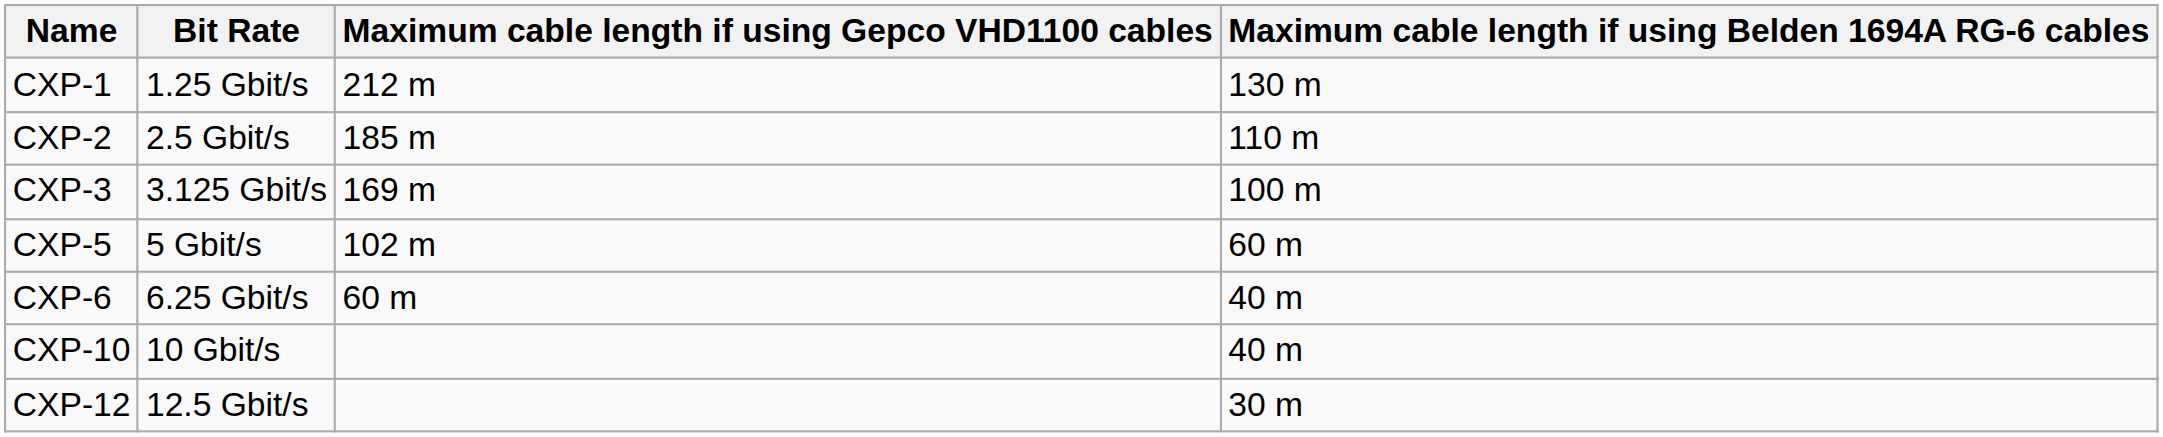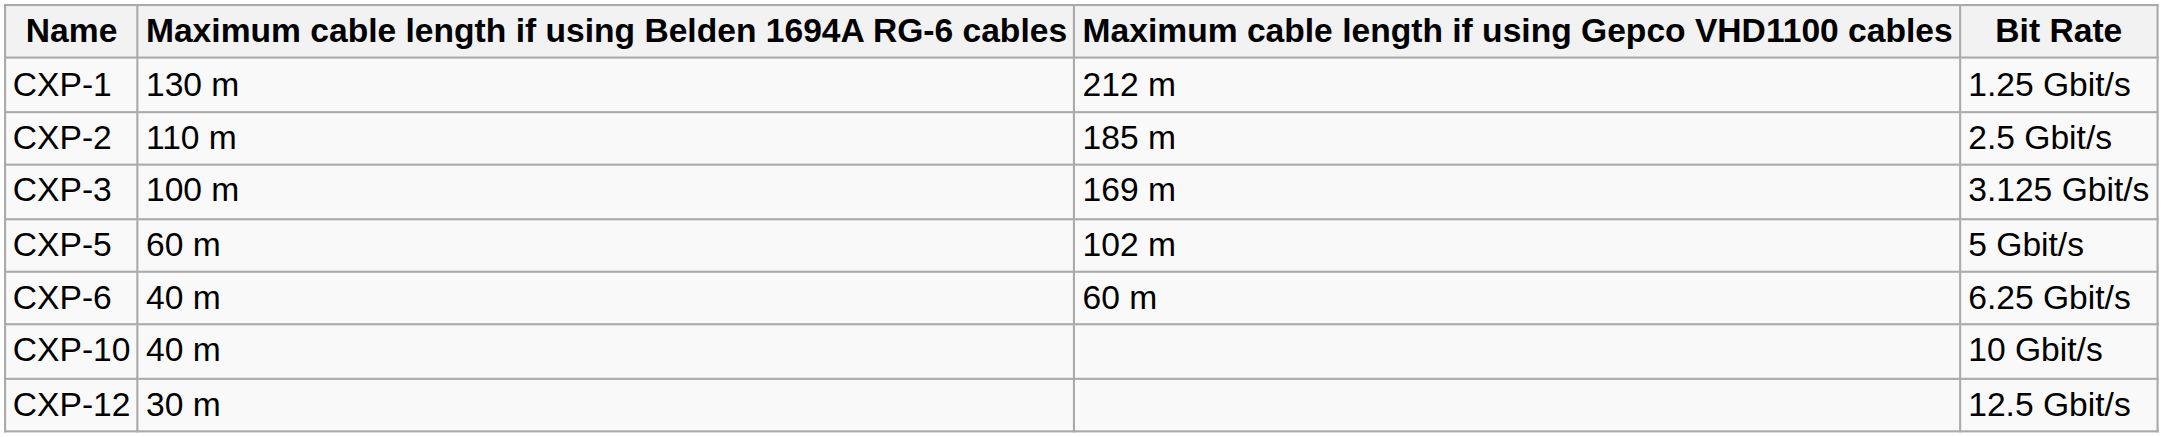columns swapped: (237, 31) <-> (1689, 31)
